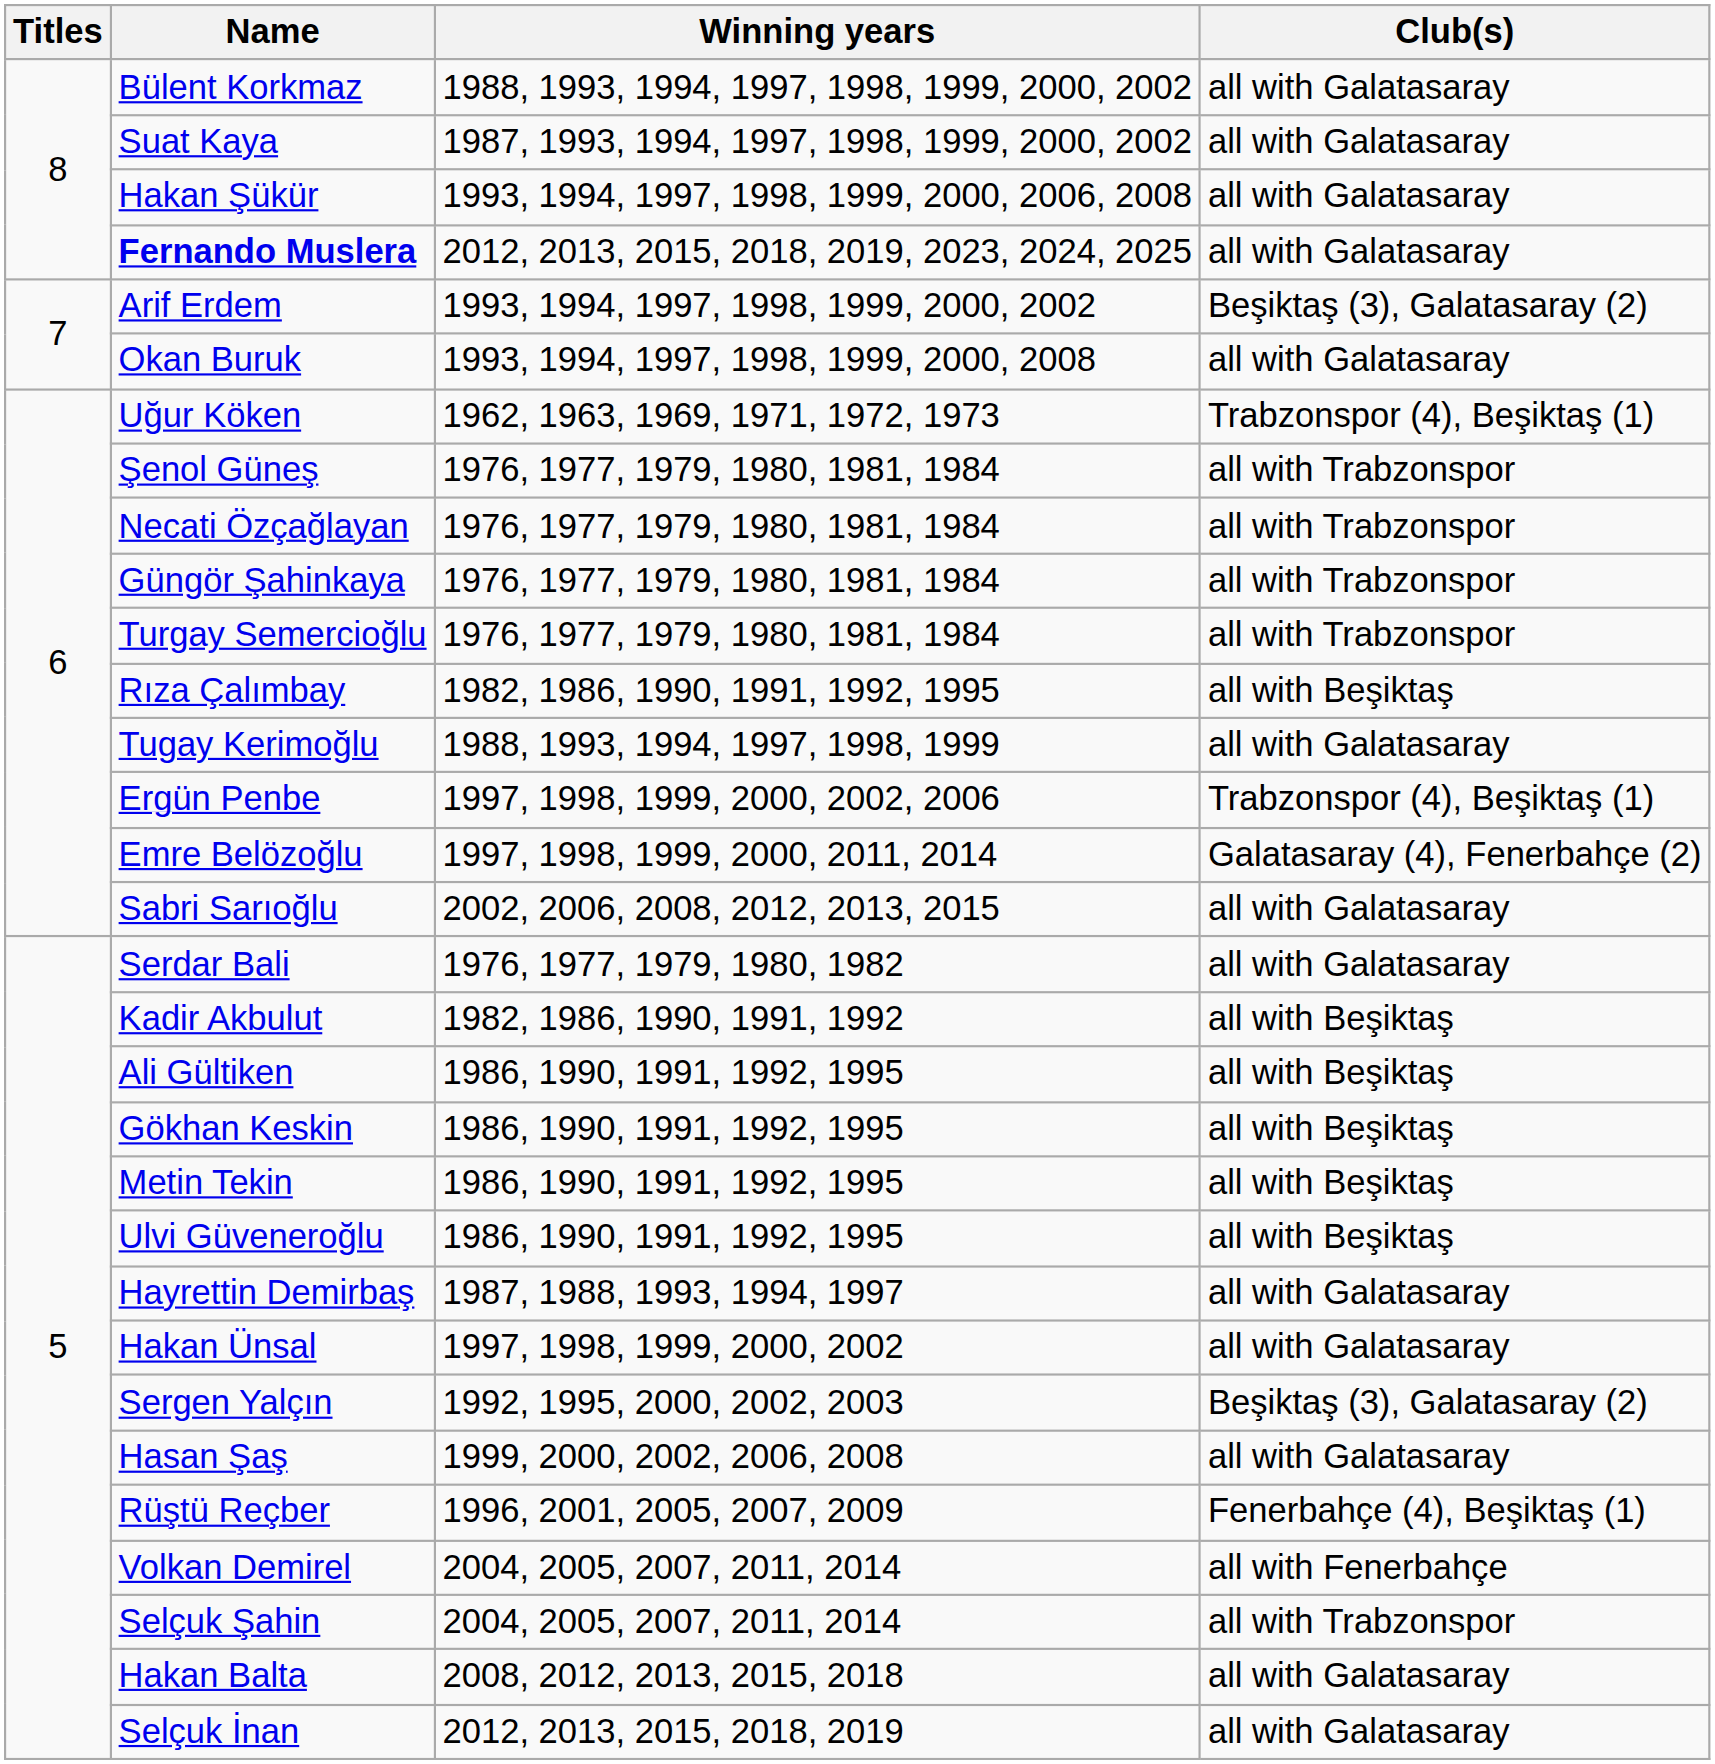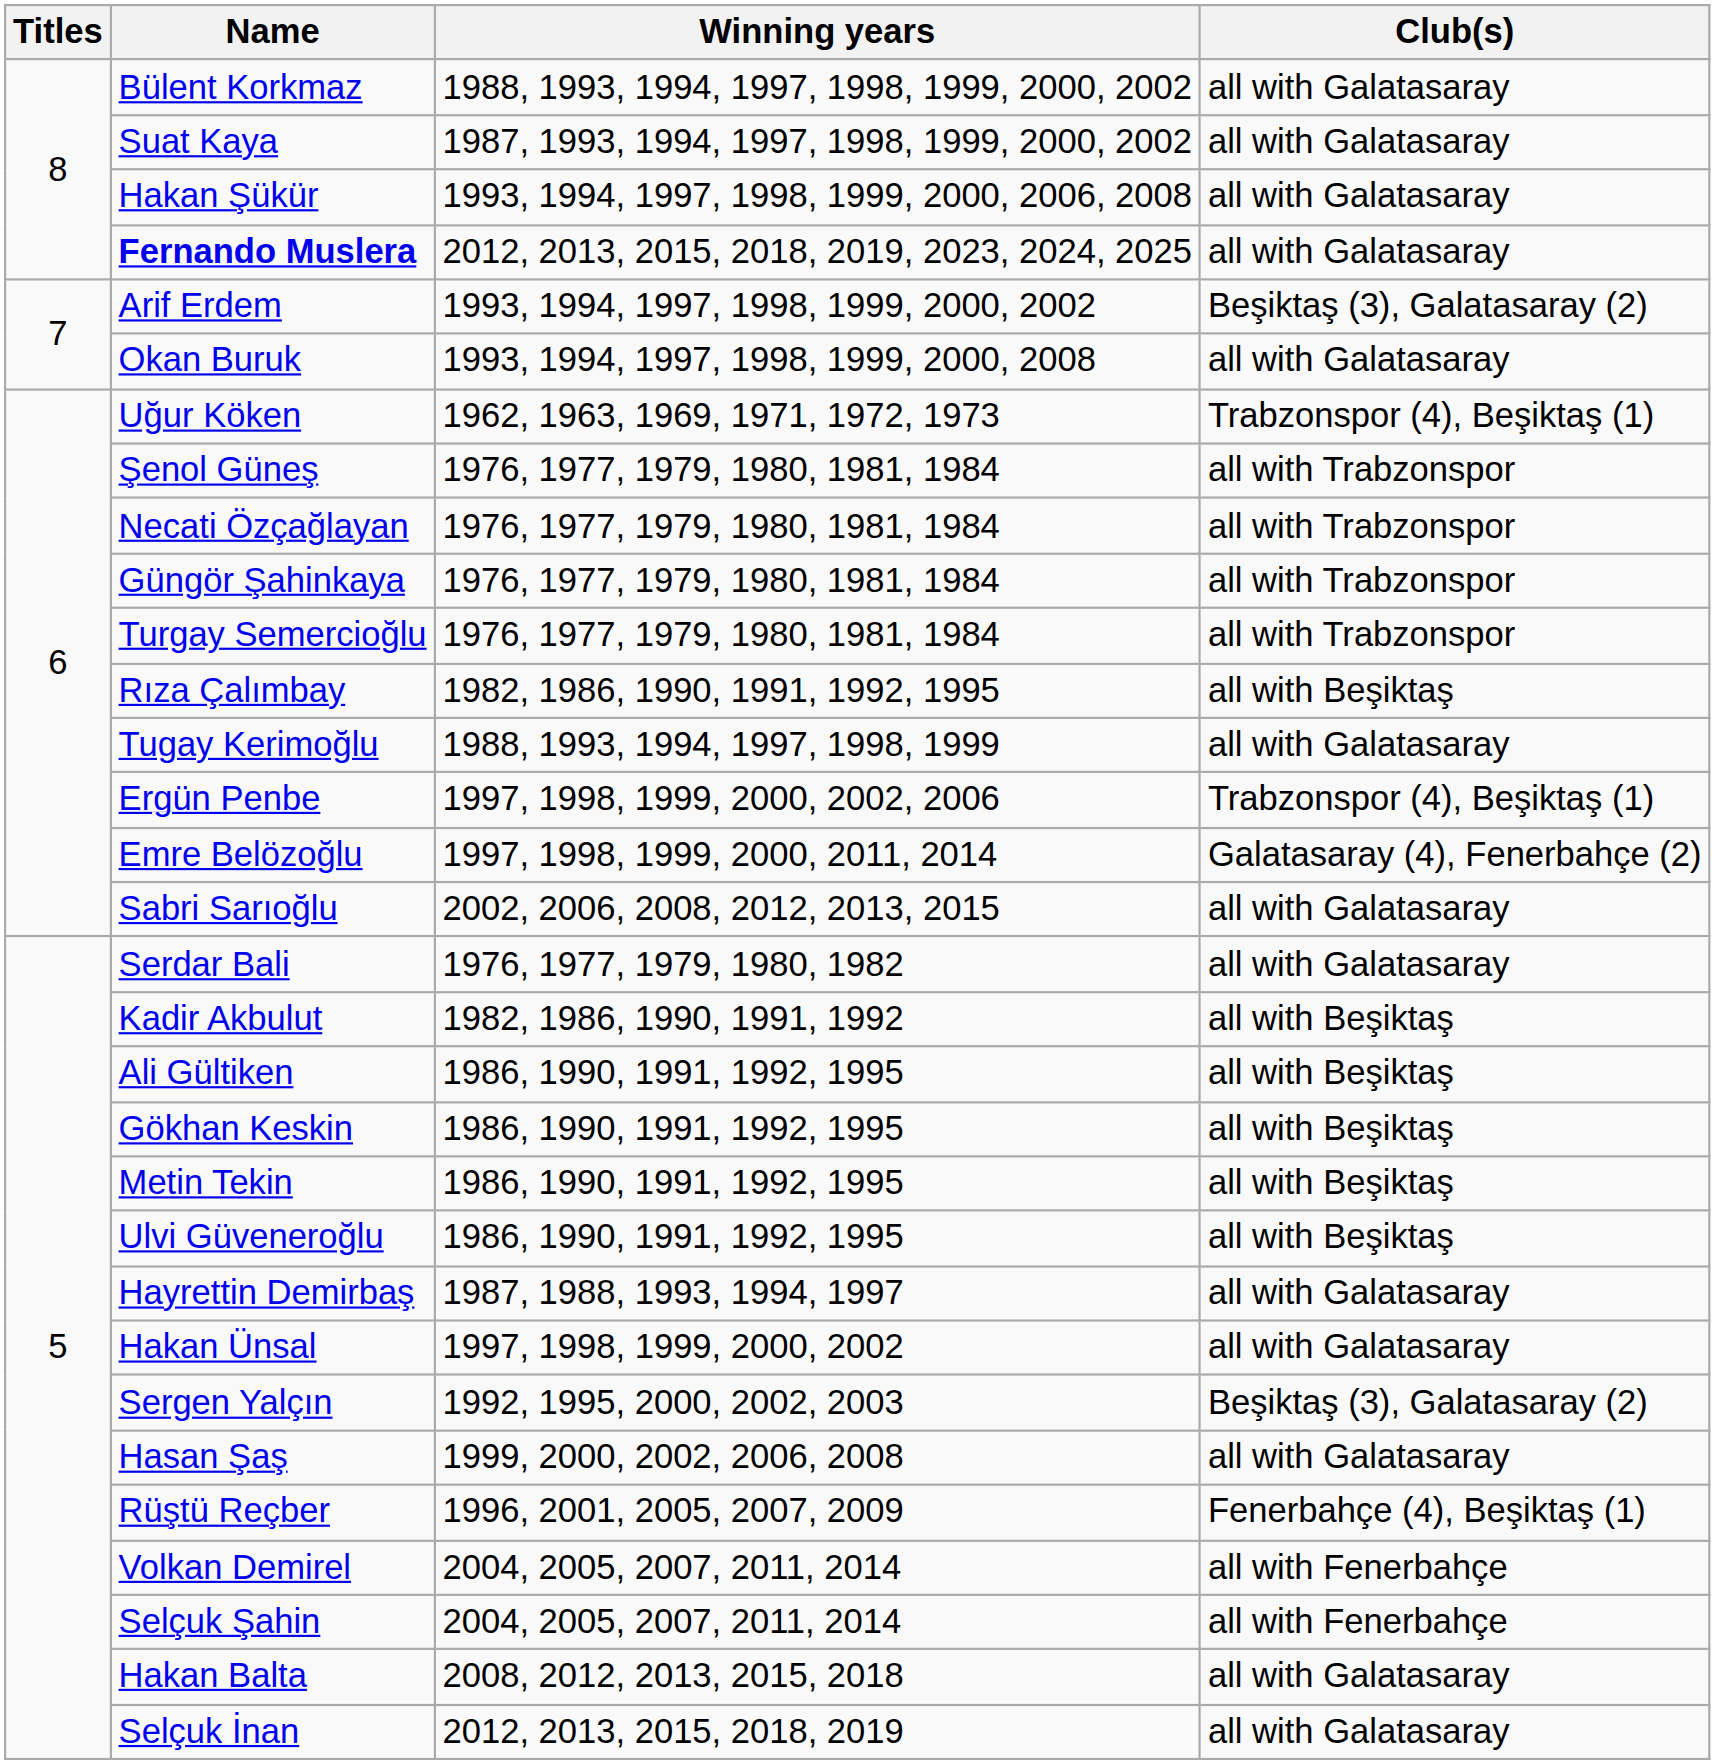(1362, 1621) all with Trabzonspor -> (1358, 1621) all with Fenerbahçe
